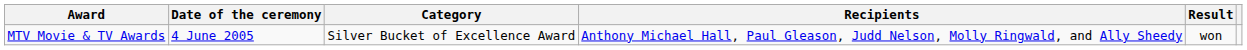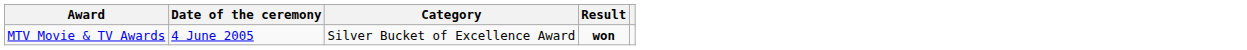- column: (882, 15)
(1211, 35) normal -> (604, 35) bold
